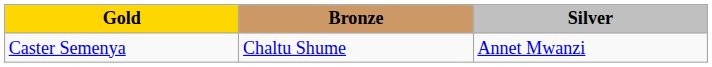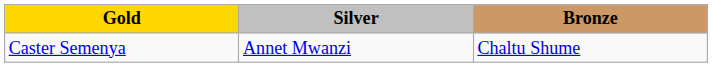columns swapped: (590, 18) <-> (356, 18)
